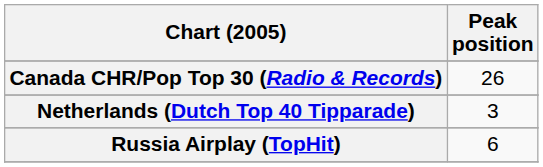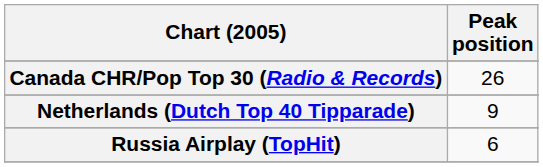(493, 111) 3 -> (493, 111) 9
